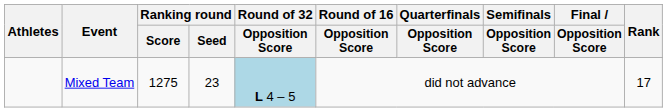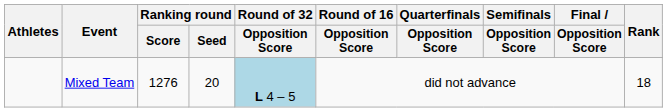(163, 83) 1275 -> (163, 83) 1276
(212, 83) 23 -> (212, 83) 20
(644, 83) 17 -> (644, 83) 18
